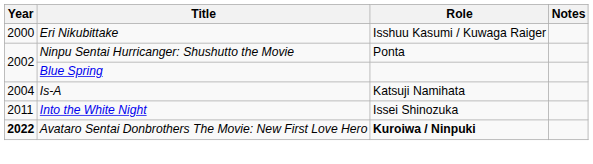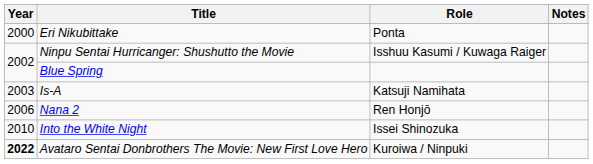(460, 33) Isshuu Kasumi / Kuwaga Raiger -> (389, 33) Ponta
(389, 52) Ponta -> (460, 52) Isshuu Kasumi / Kuwaga Raiger
(21, 91) 2004 -> (21, 91) 2003
+ row: (59, 110)
(20, 110) 2011 -> (21, 129) 2010
(424, 129) bold -> (420, 149) normal
